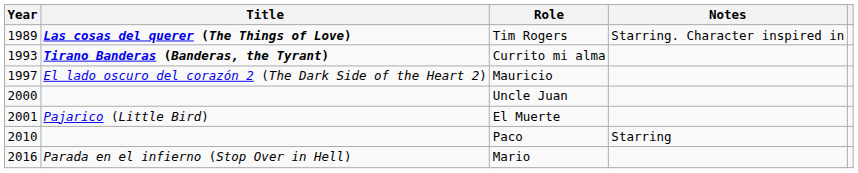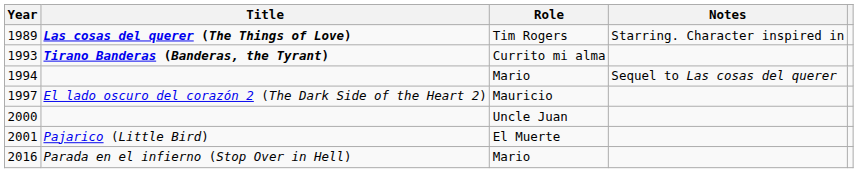+ row: (22, 76)
- row: (22, 137)
